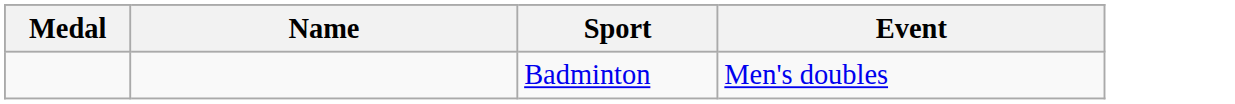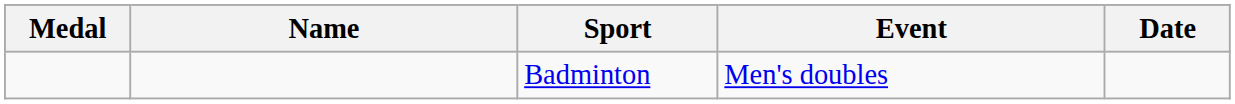+ column: (1168, 28)
